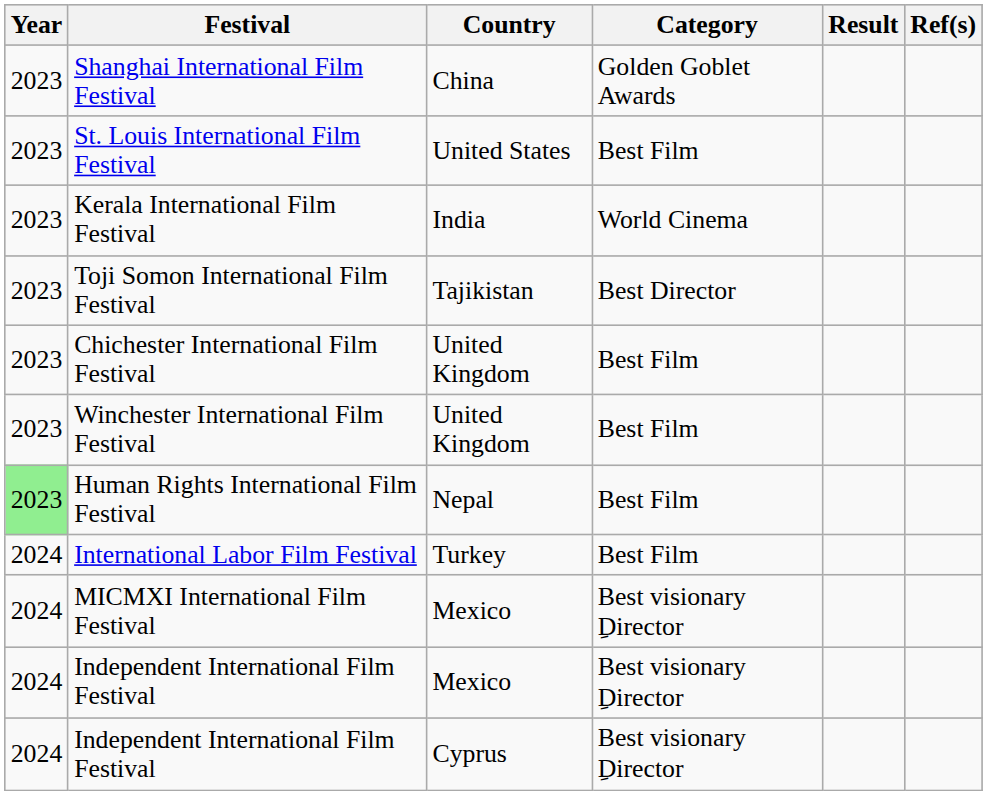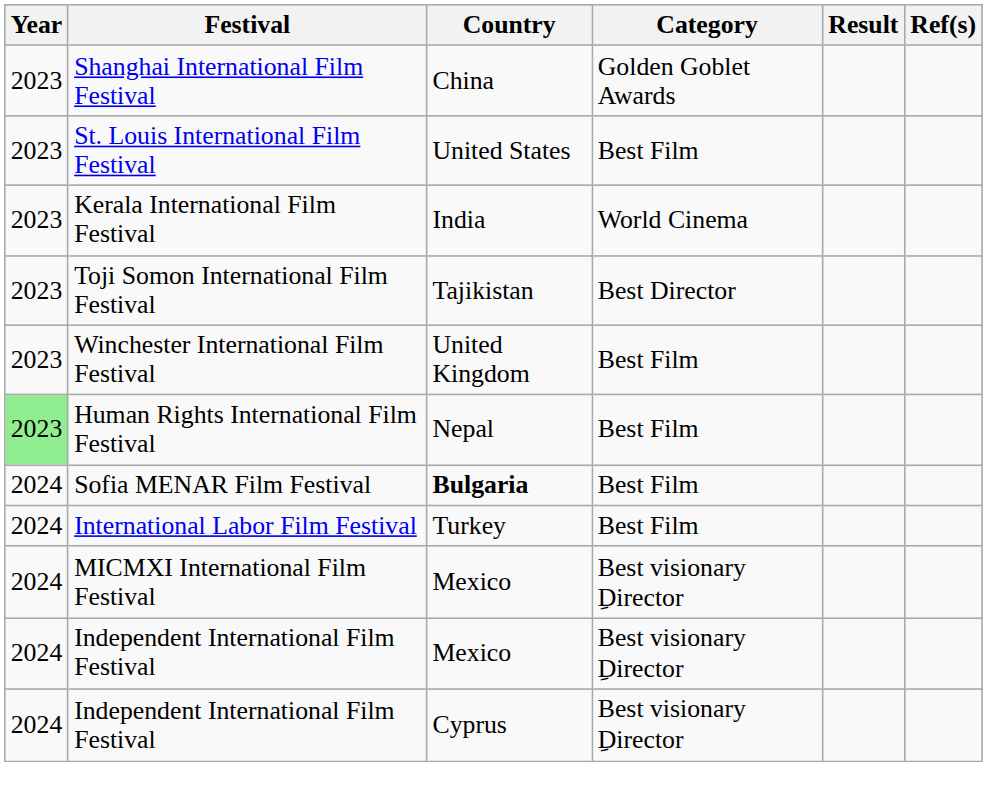- row: (226, 359)
+ row: (223, 484)
